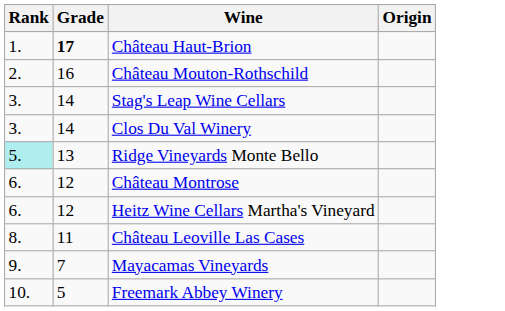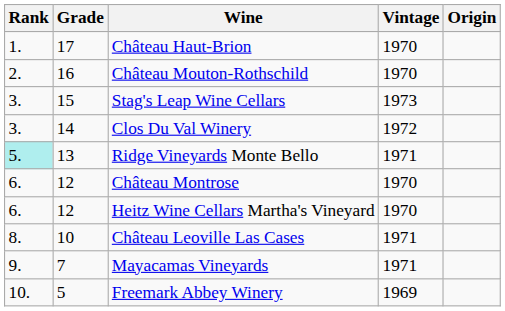+ column: (411, 18)
(65, 45) bold -> (65, 45) normal
(65, 100) 14 -> (65, 100) 15
(65, 237) 11 -> (65, 237) 10
